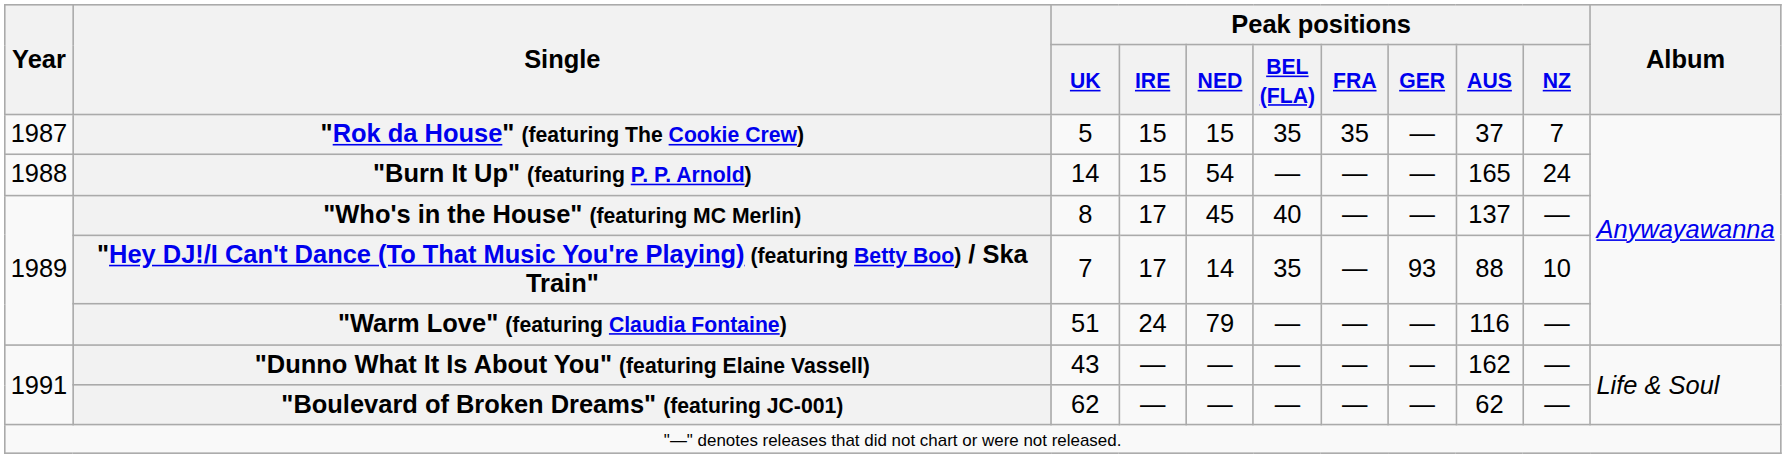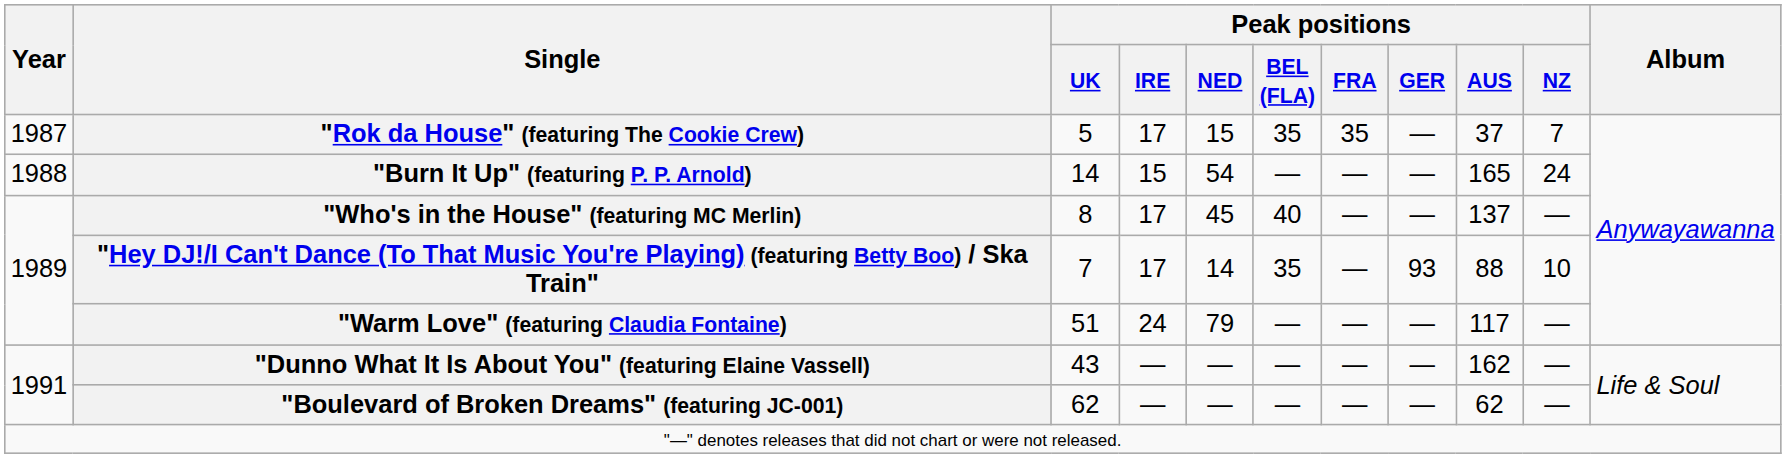(1153, 133) 15 -> (1153, 133) 17
(1489, 323) 116 -> (1489, 323) 117
